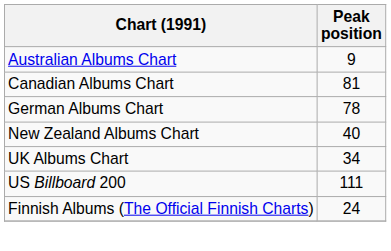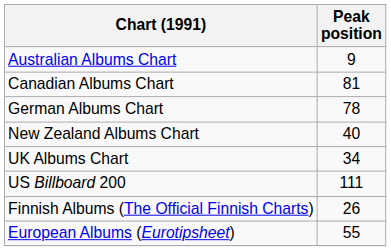(351, 208) 24 -> (351, 208) 26
+ row: (121, 233)
